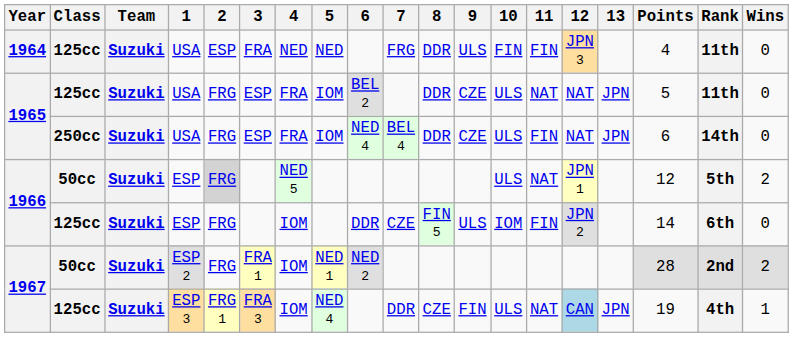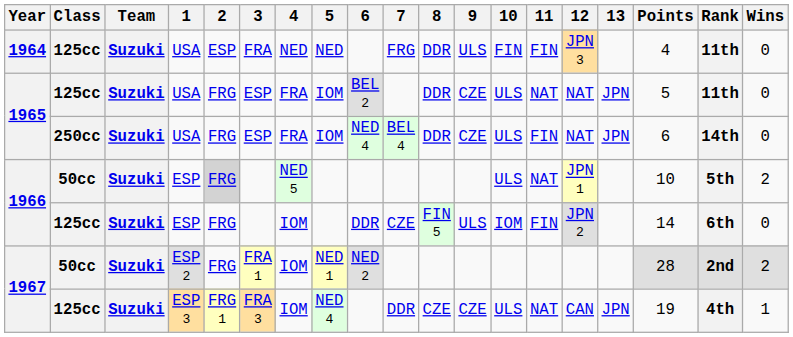(666, 181) 12 -> (666, 181) 10
(473, 310) FIN -> (473, 310) CZE
(580, 310) lightblue background -> (580, 310) no background
